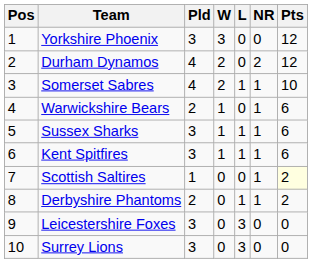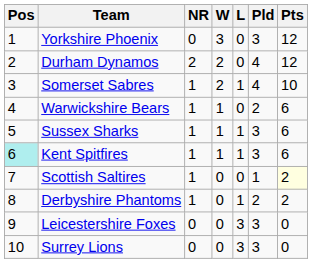columns swapped: (199, 16) <-> (264, 16)
(12, 154) no background -> (12, 154) paleturquoise background
